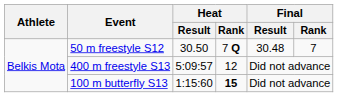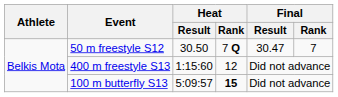(270, 48) 30.48 -> (270, 48) 30.47
(194, 66) 5:09:57 -> (194, 66) 1:15:60
(194, 84) 1:15:60 -> (194, 84) 5:09:57
